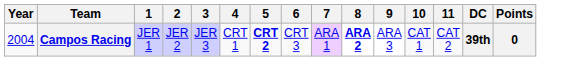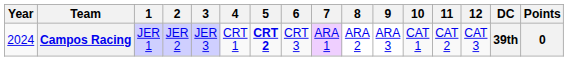+ column: (476, 14)
(21, 39) 2004 -> (21, 39) 2024
(358, 39) bold -> (357, 39) normal
